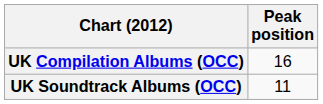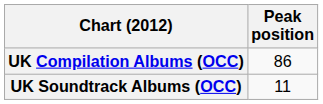(283, 61) 16 -> (283, 61) 86
